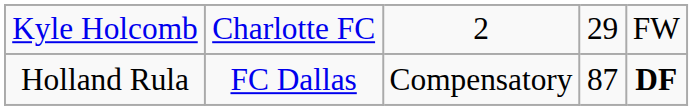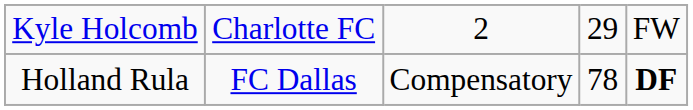(603, 79) 87 -> (603, 79) 78
